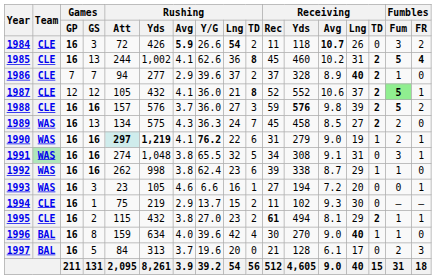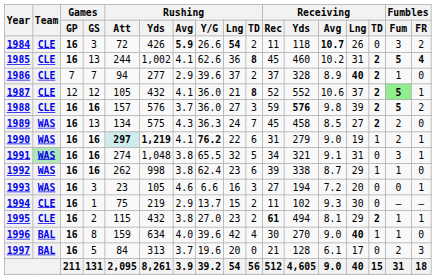(301, 155) 308 -> (301, 155) 321
(254, 187) 1 -> (254, 187) 3
